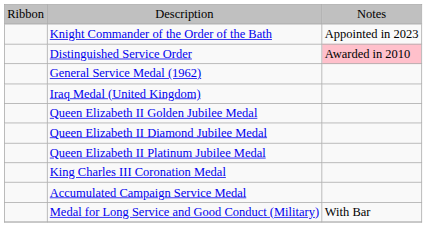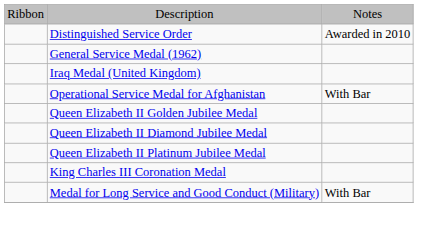- row: (161, 34)
(368, 53) pink background -> (368, 34) no background
+ row: (158, 93)
- row: (148, 192)
